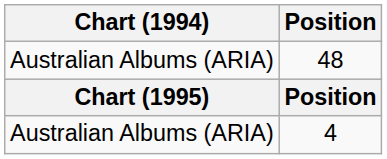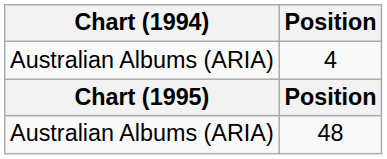rows swapped: (330, 134) <-> (331, 60)
